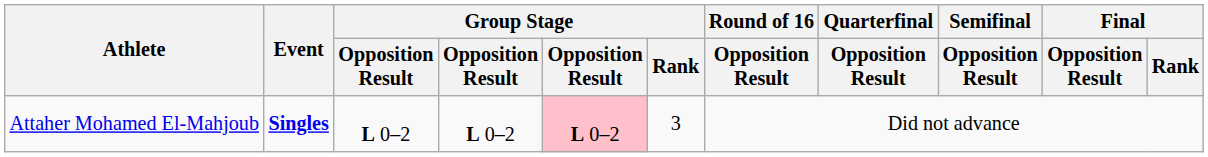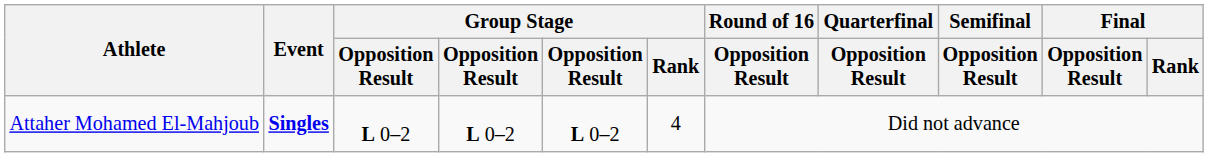(595, 135) pink background -> (595, 135) no background
(676, 123) 3 -> (676, 123) 4
